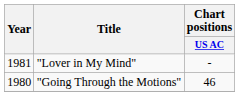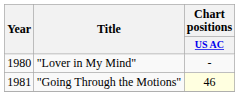(19, 63) 1981 -> (19, 63) 1980
(19, 82) 1980 -> (19, 82) 1981
(209, 82) no background -> (209, 82) lightyellow background
